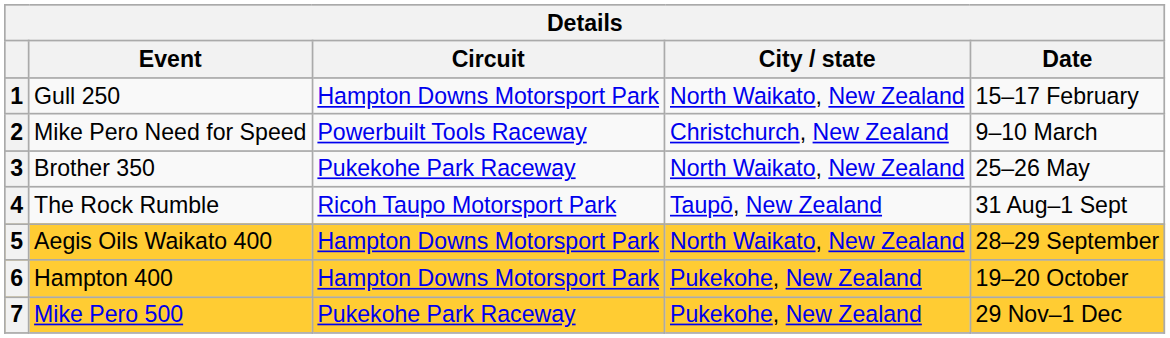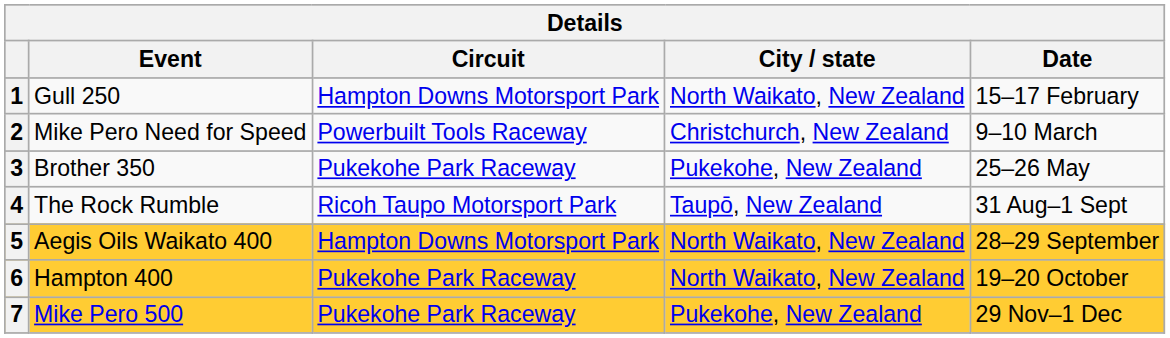(817, 168) North Waikato, New Zealand -> (796, 168) Pukekohe, New Zealand
(488, 278) Hampton Downs Motorsport Park -> (447, 278) Pukekohe Park Raceway
(796, 278) Pukekohe, New Zealand -> (817, 278) North Waikato, New Zealand
